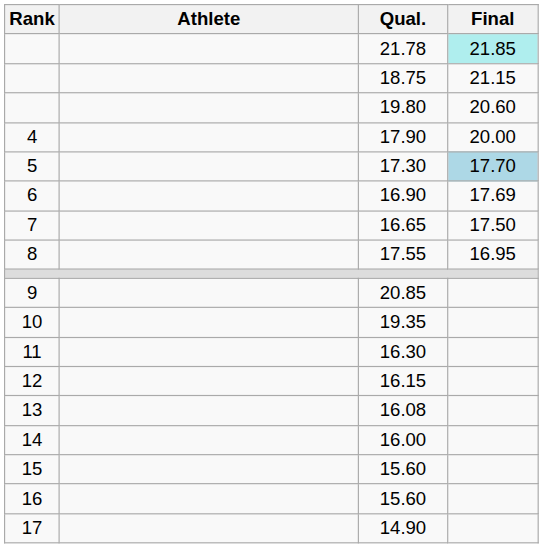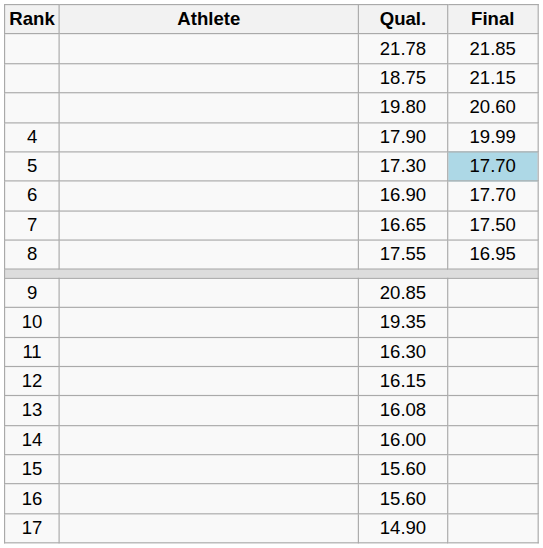(493, 48) paleturquoise background -> (493, 48) no background
(493, 136) 20.00 -> (493, 136) 19.99
(493, 195) 17.69 -> (493, 195) 17.70
